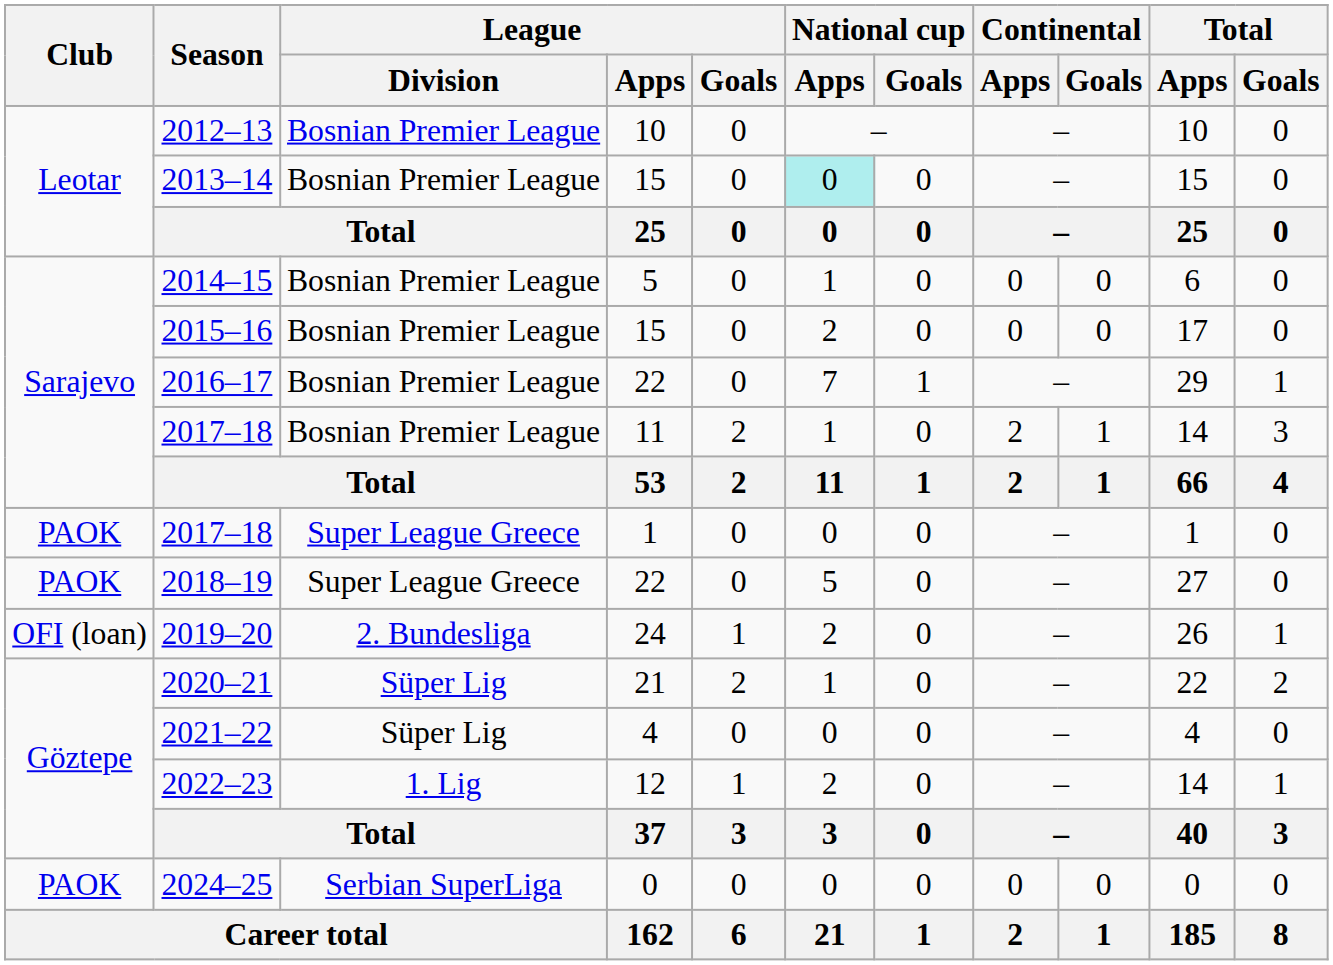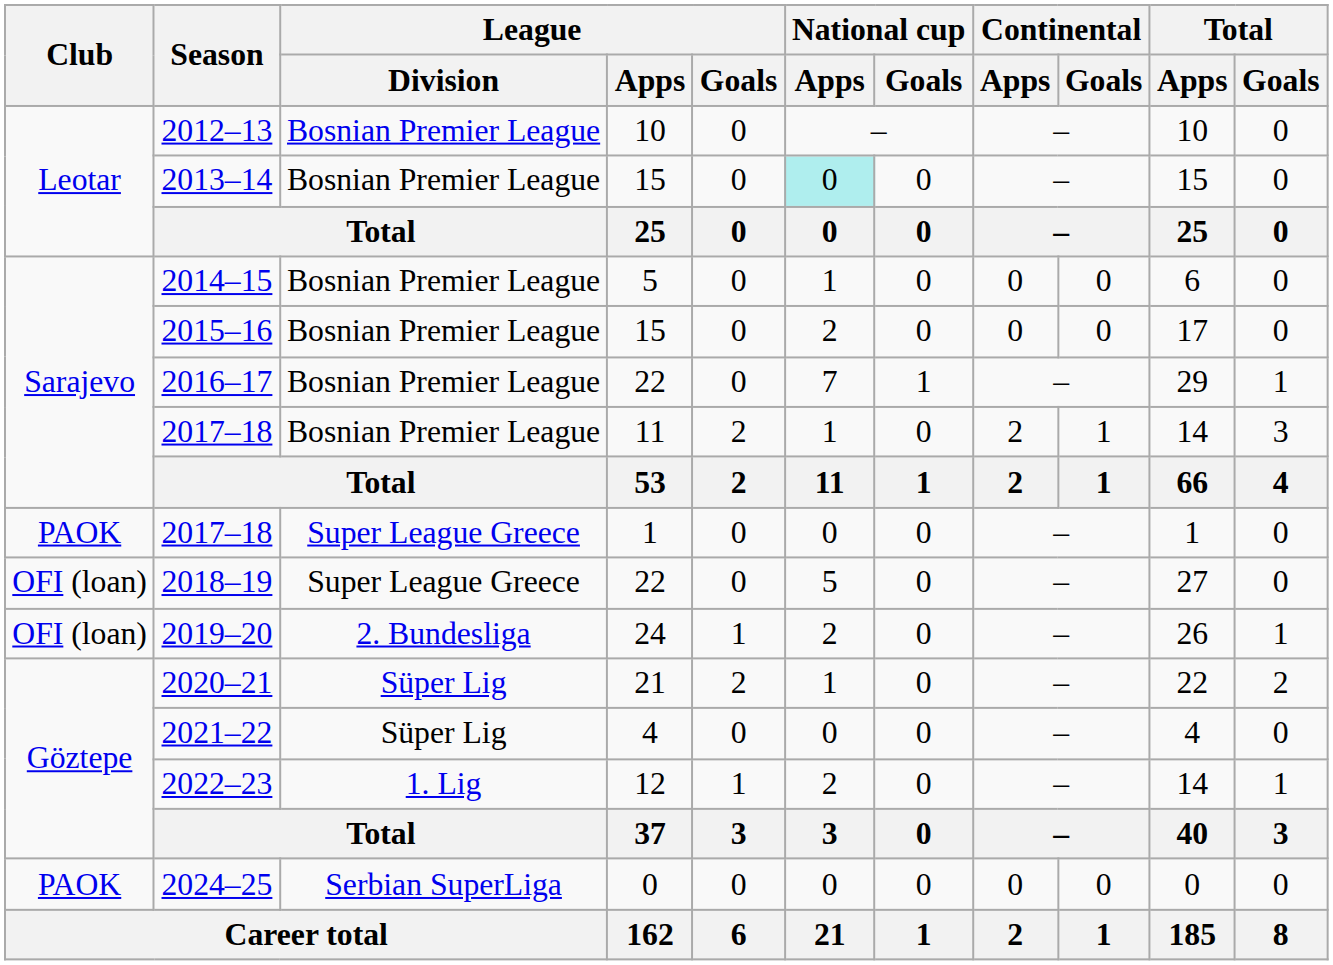(80, 582) PAOK -> (80, 582) OFI (loan)
